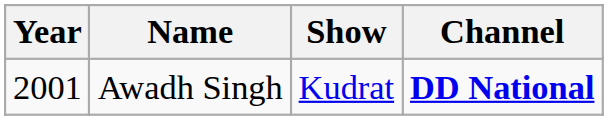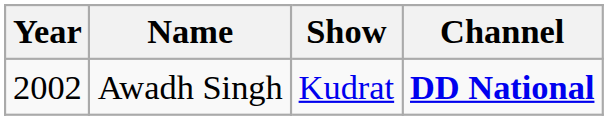(47, 86) 2001 -> (47, 86) 2002
